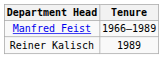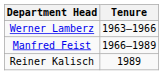+ row: (52, 29)
